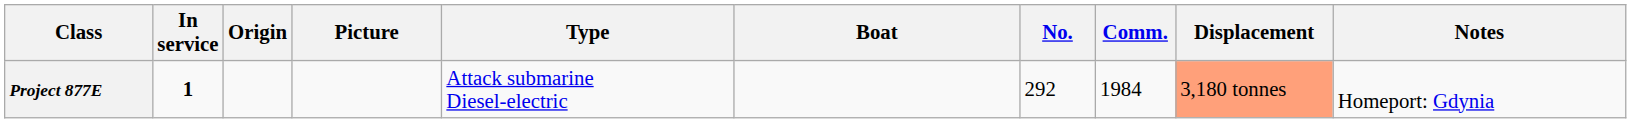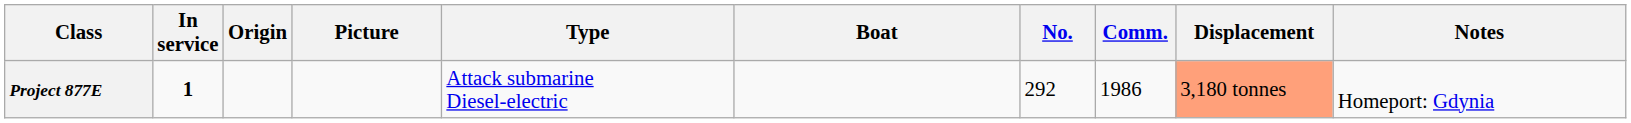(1121, 89) 1984 -> (1121, 89) 1986
